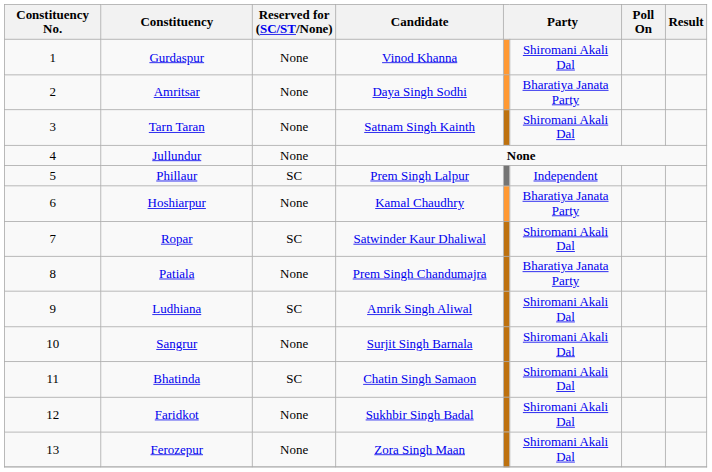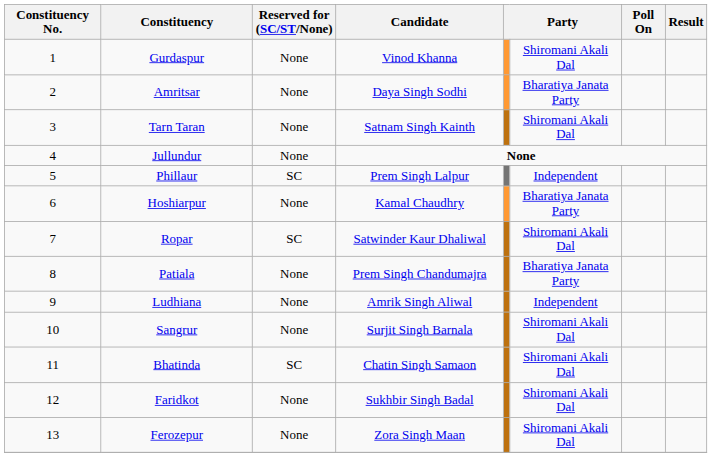(294, 309) SC -> (294, 301) None
(566, 309) Shiromani Akali Dal -> (566, 301) Independent
